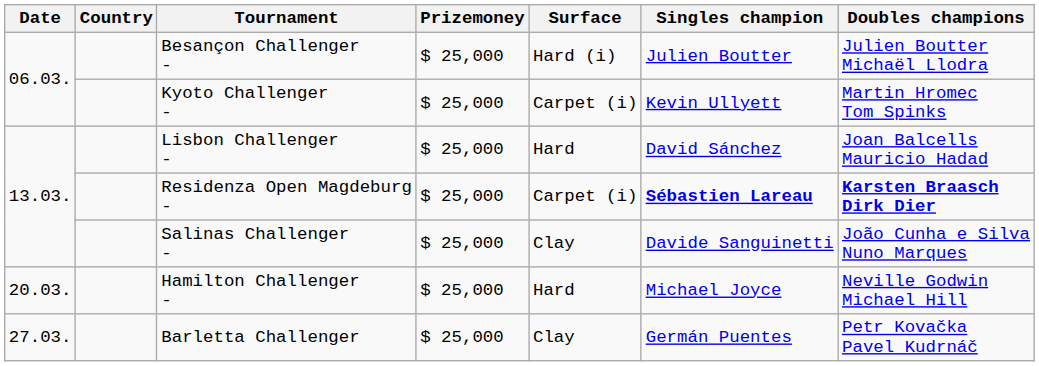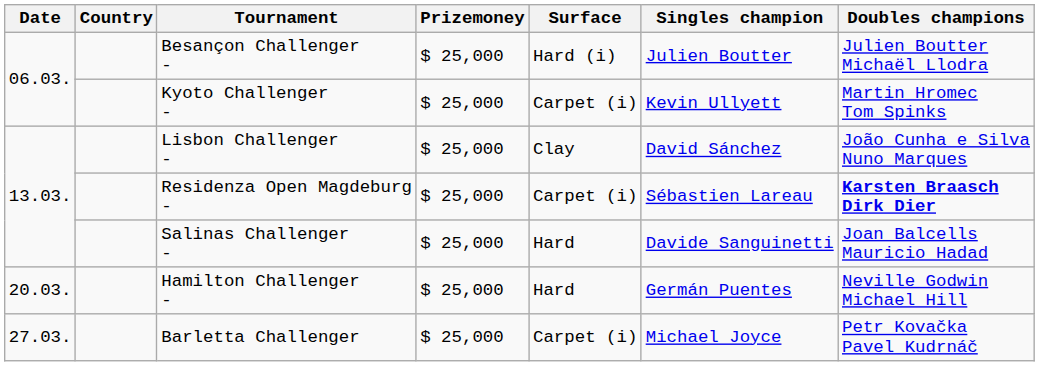(554, 149) Hard -> (554, 149) Clay
(915, 149) Joan Balcells Mauricio Hadad -> (936, 149) João Cunha e Silva Nuno Marques
(729, 196) bold -> (729, 196) normal
(554, 243) Clay -> (554, 243) Hard
(936, 243) João Cunha e Silva Nuno Marques -> (915, 243) Joan Balcells Mauricio Hadad
(714, 290) Michael Joyce -> (719, 290) Germán Puentes
(554, 337) Clay -> (585, 337) Carpet (i)
(719, 337) Germán Puentes -> (714, 337) Michael Joyce
